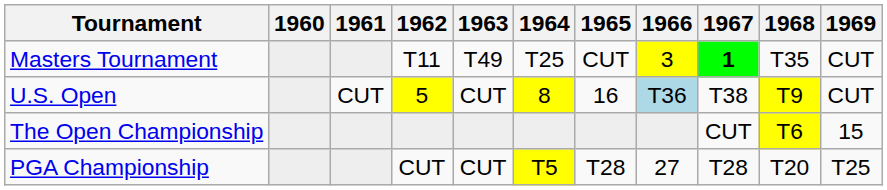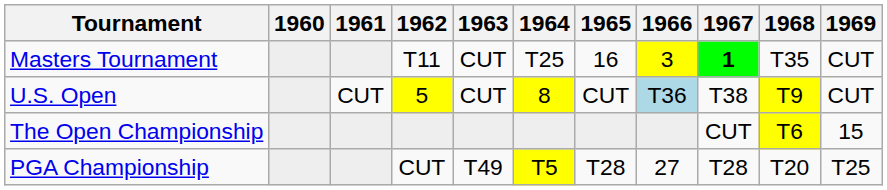(483, 59) T49 -> (483, 59) CUT
(606, 59) CUT -> (606, 59) 16
(606, 95) 16 -> (606, 95) CUT
(483, 167) CUT -> (483, 167) T49
